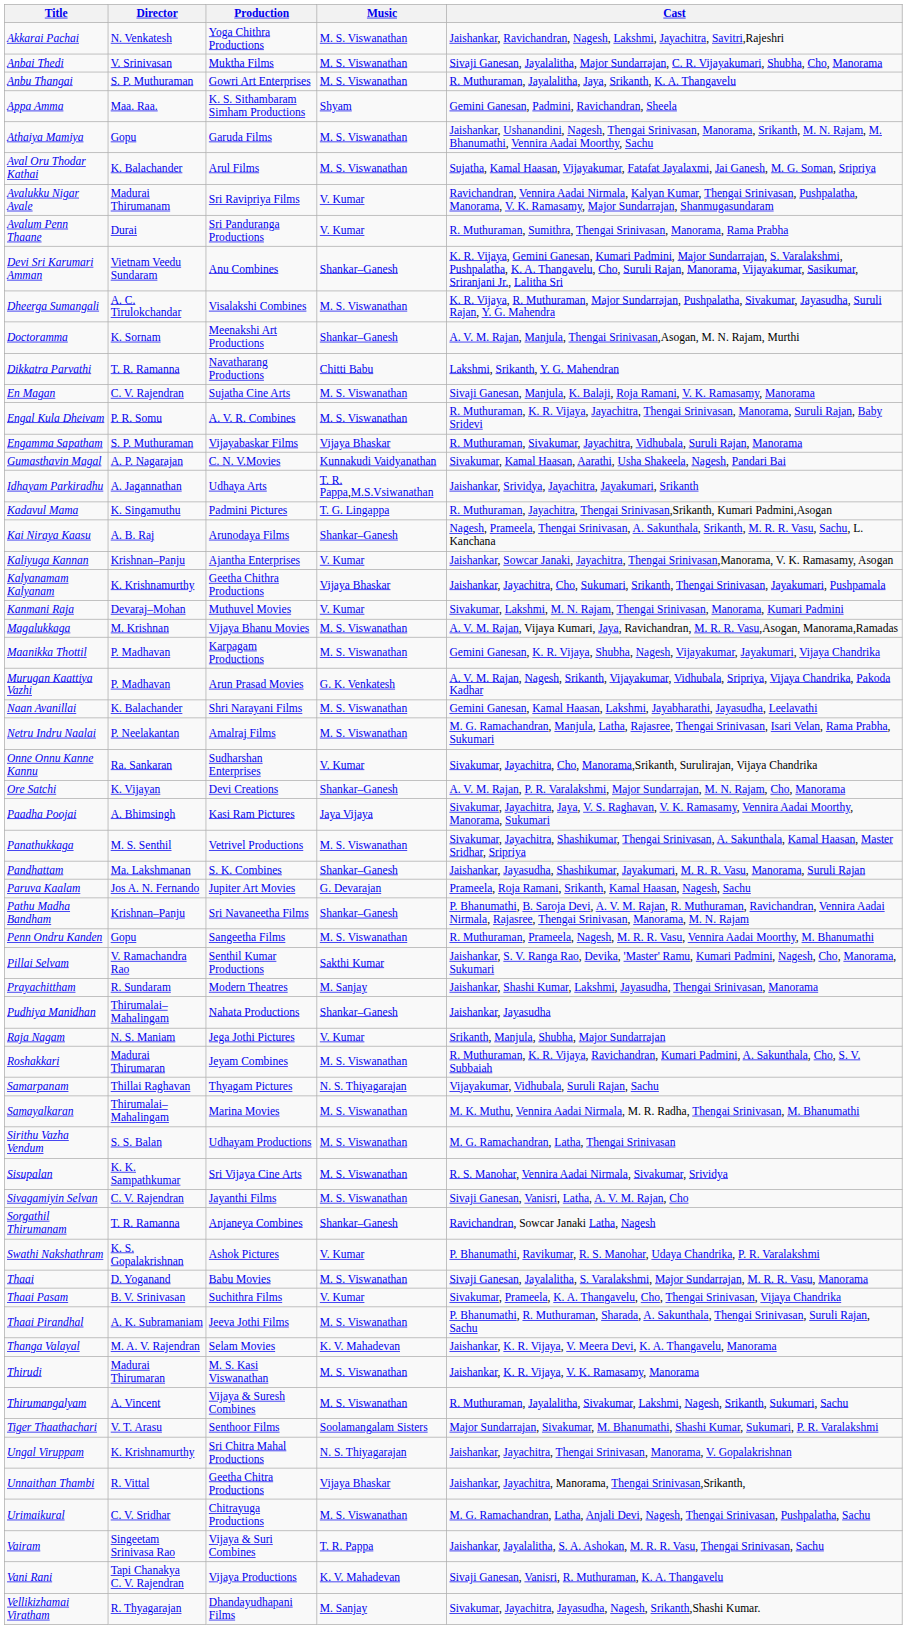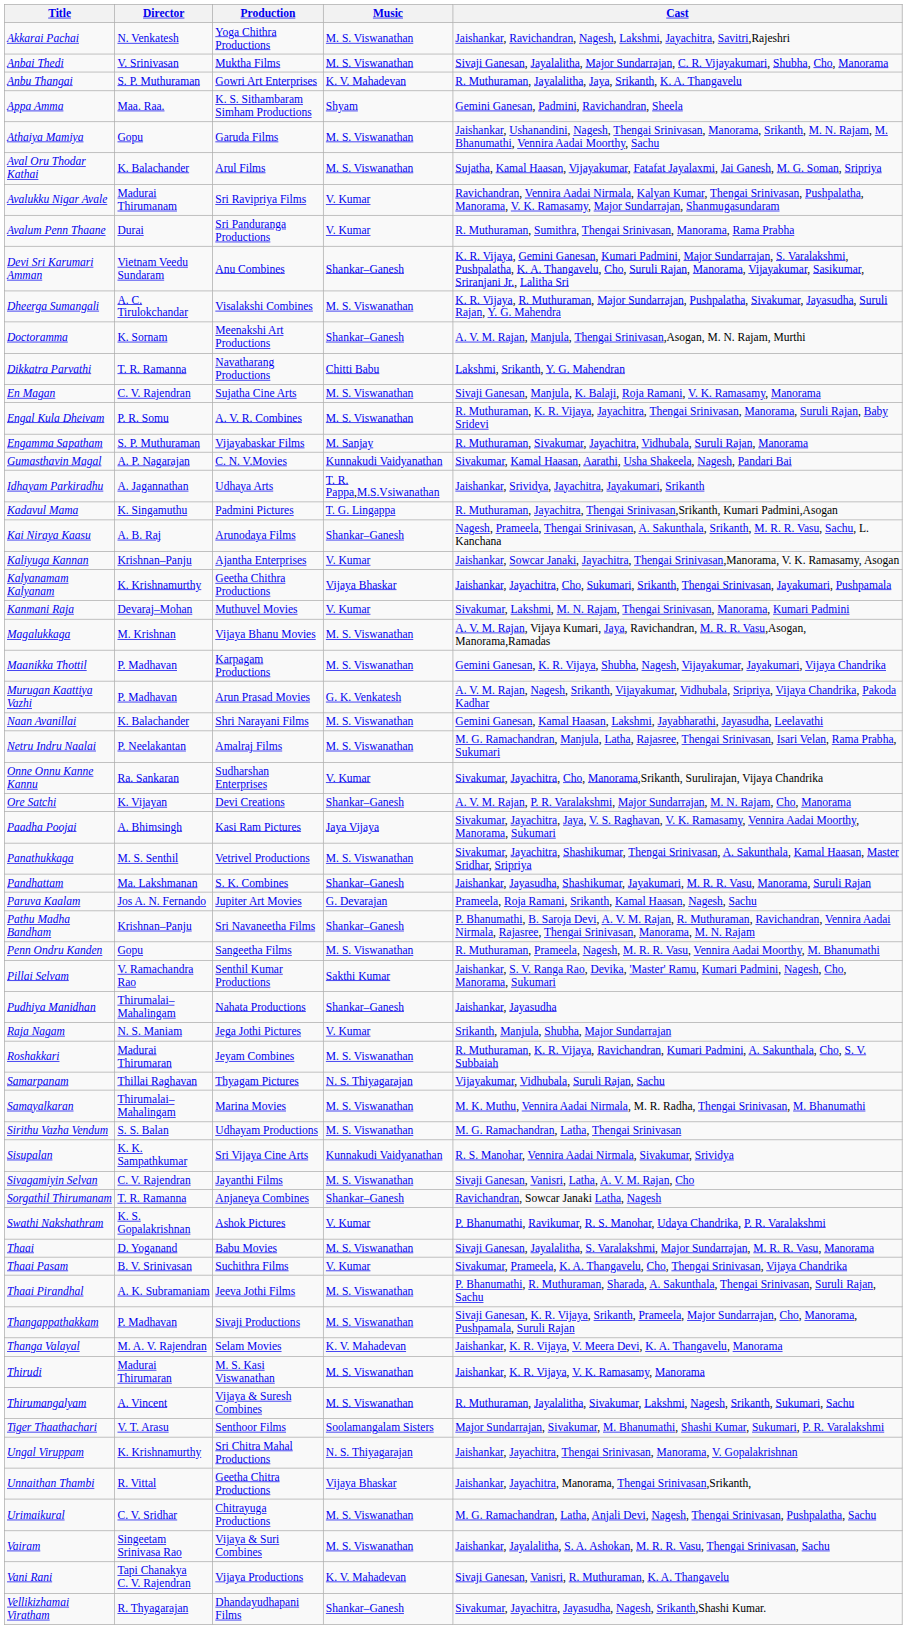(364, 81) M. S. Viswanathan -> (366, 81) K. V. Mahadevan
(355, 443) Vijaya Bhaskar -> (350, 443) M. Sanjay
- row: (41, 987)
(364, 1173) M. S. Viswanathan -> (384, 1155) Kunnakudi Vaidyanathan
+ row: (53, 1322)
(347, 1546) T. R. Pappa -> (370, 1546) M. S. Viswanathan
(343, 1608) M. Sanjay -> (365, 1608) Shankar–Ganesh
